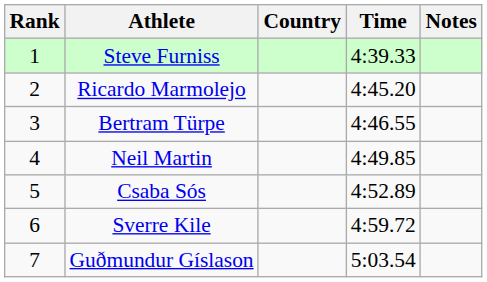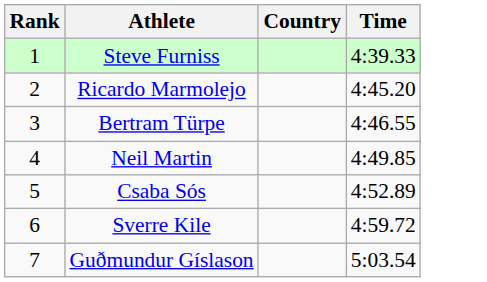- column: (451, 21)
